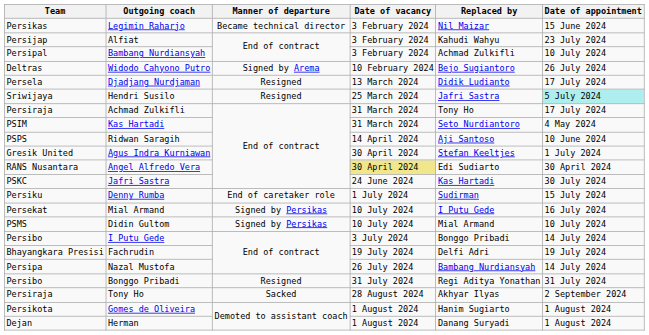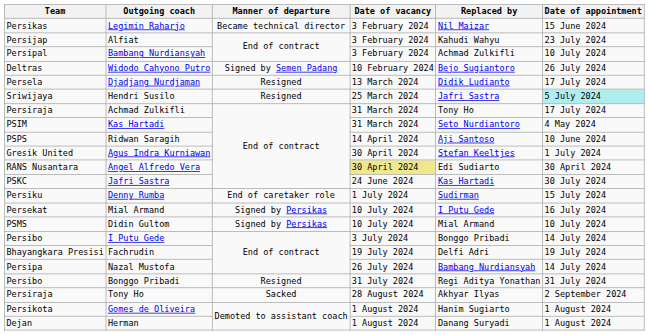(281, 68) Signed by Arema -> (281, 68) Signed by Semen Padang
